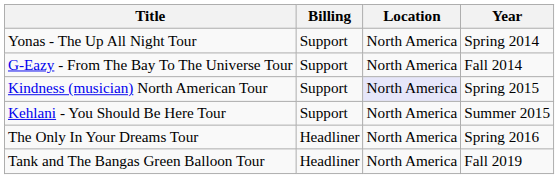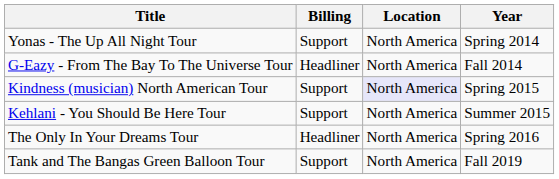(324, 64) Support -> (330, 64) Headliner
(330, 161) Headliner -> (324, 161) Support
